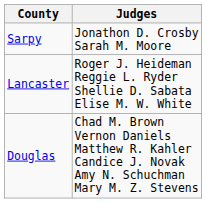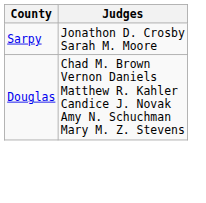- row: (38, 84)
